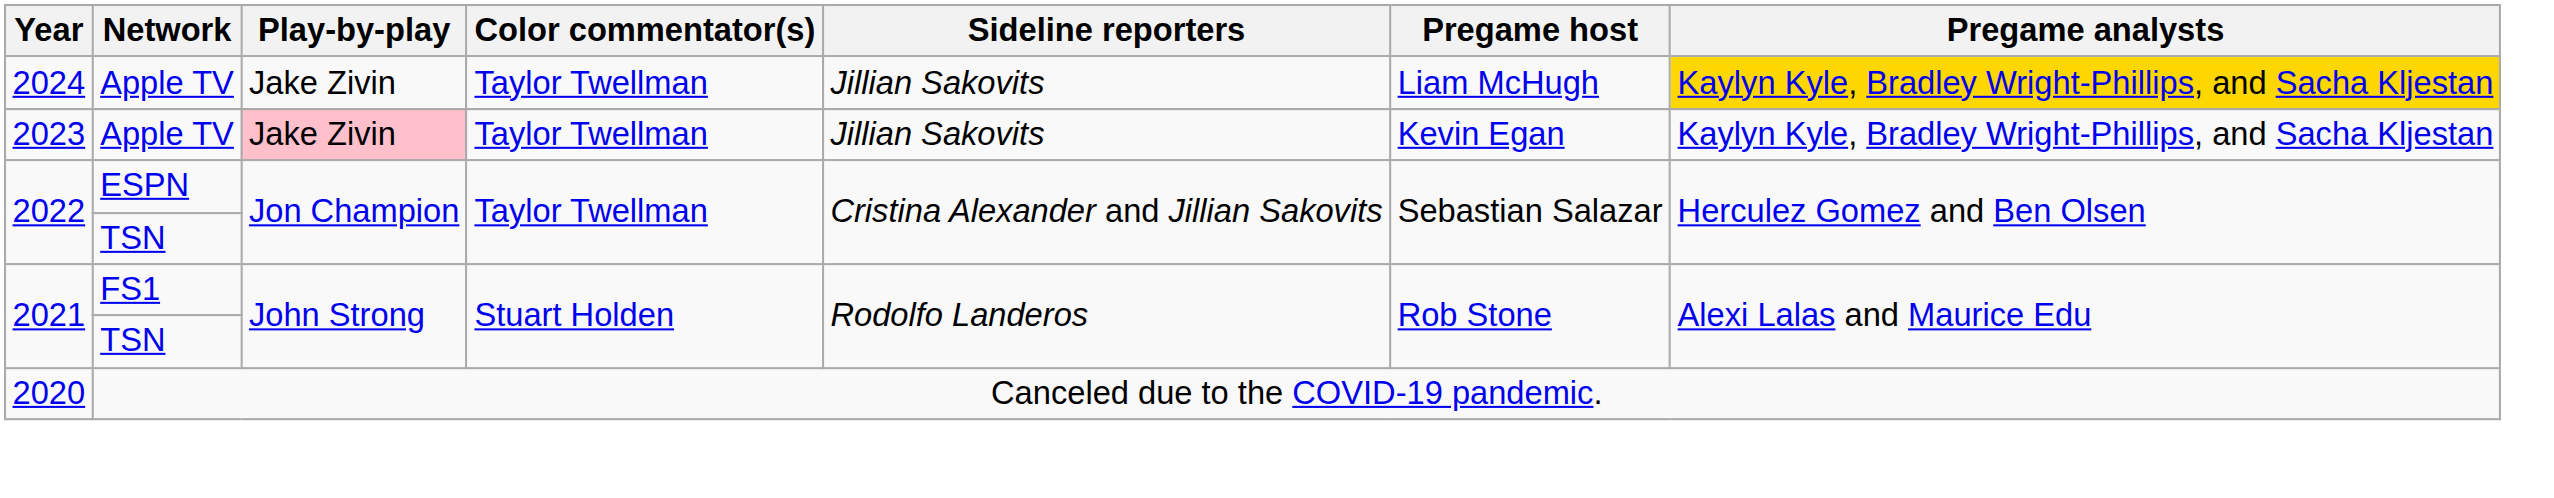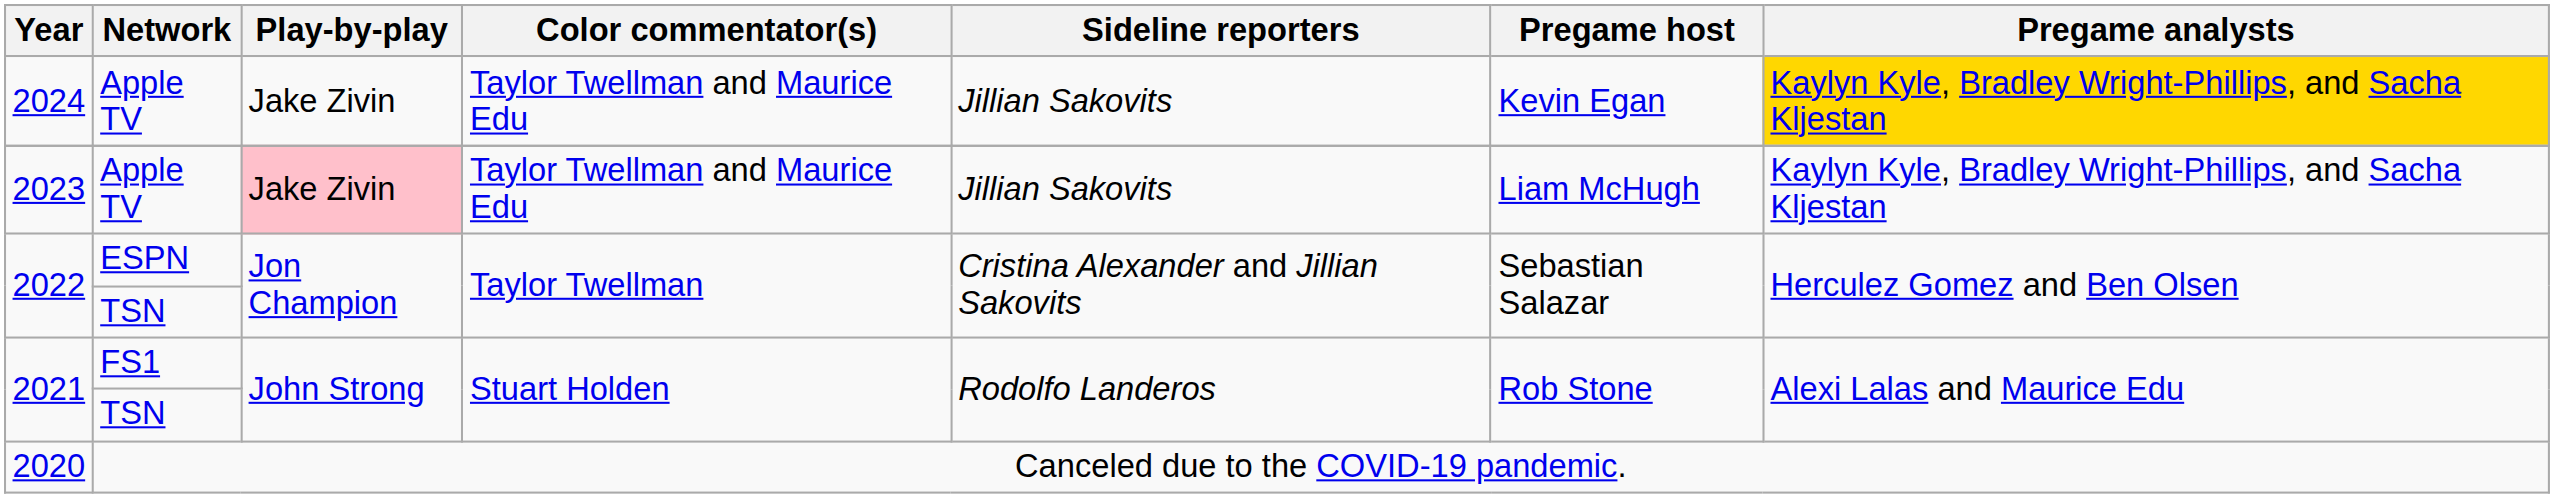(591, 82) Taylor Twellman -> (681, 100) Taylor Twellman and Maurice Edu
(1498, 82) Liam McHugh -> (1582, 100) Kevin Egan
(591, 133) Taylor Twellman -> (681, 188) Taylor Twellman and Maurice Edu
(1481, 133) Kevin Egan -> (1599, 188) Liam McHugh
